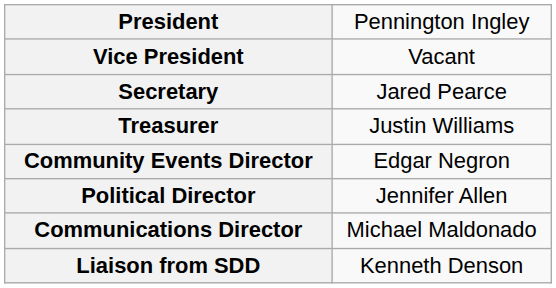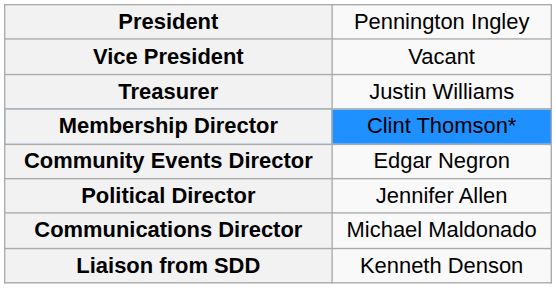- row: (168, 91)
+ row: (168, 126)
